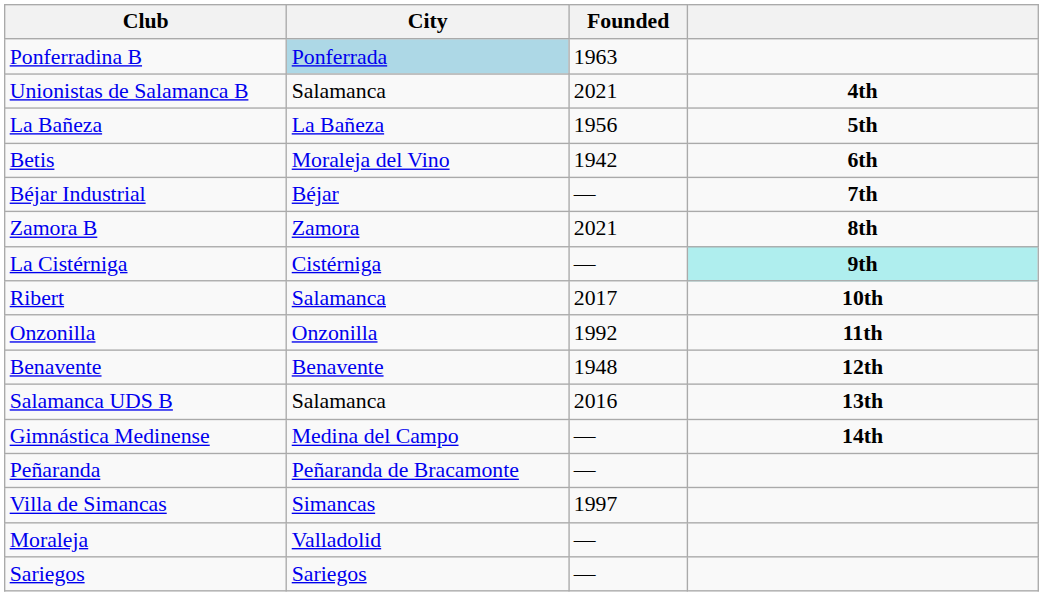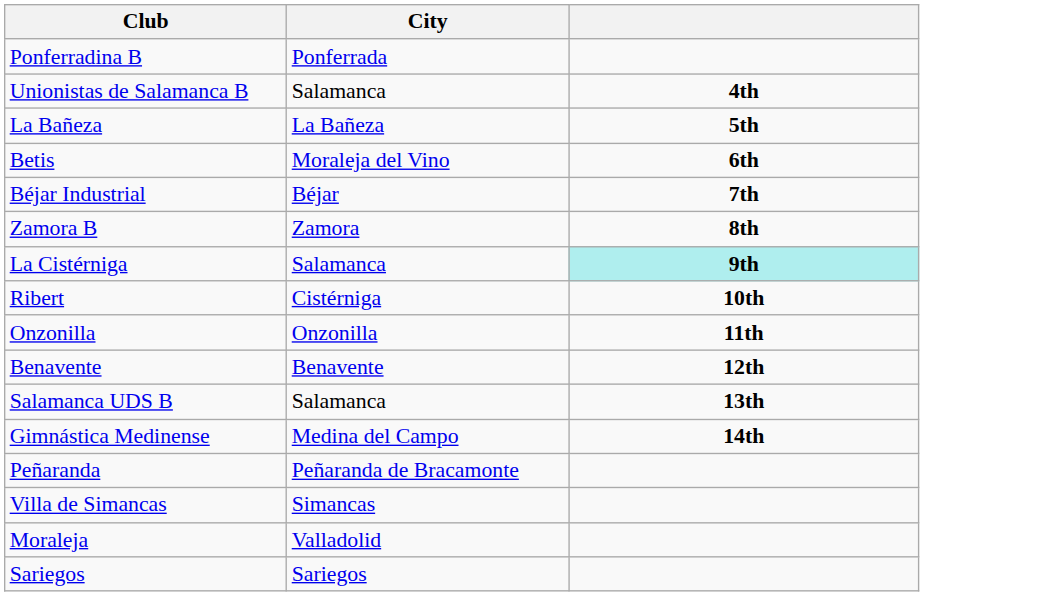- column: (628, 21)
(339, 56) lightblue background -> (339, 56) no background
(336, 263) Cistérniga -> (339, 263) Salamanca
(339, 297) Salamanca -> (336, 297) Cistérniga
